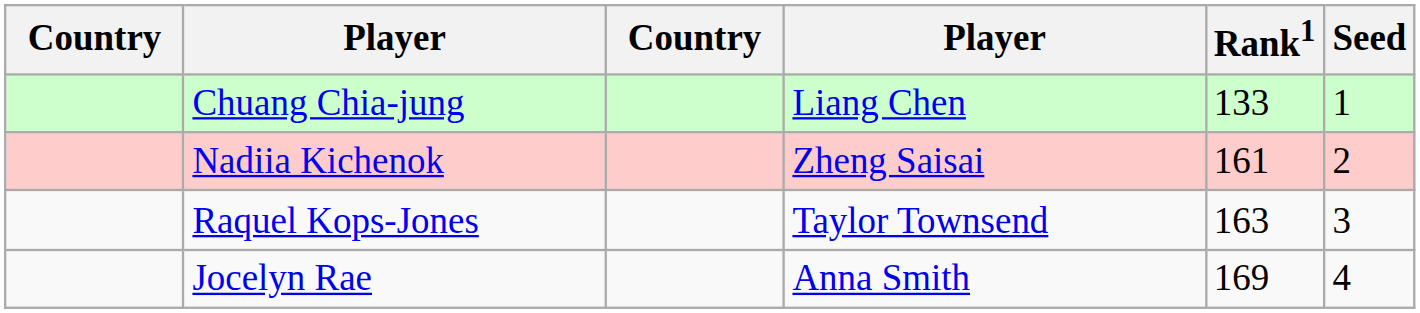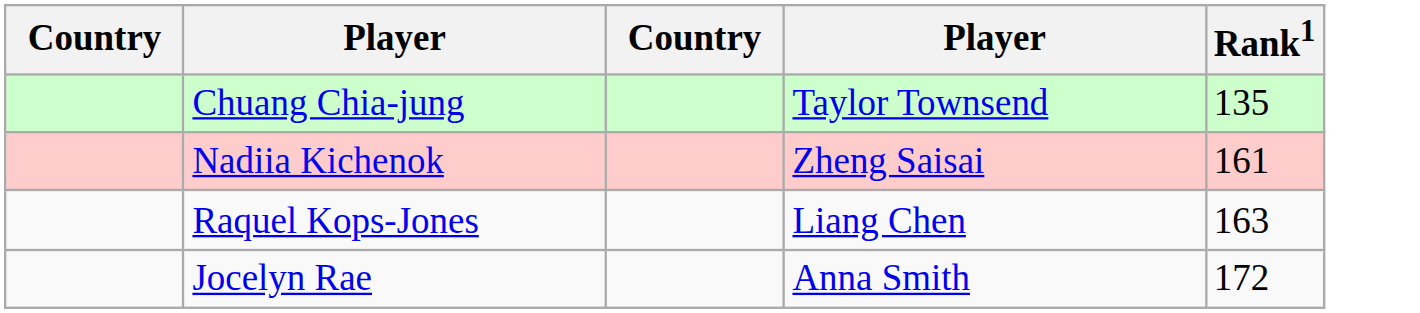- column: (1369, 38)
(879, 102) Liang Chen -> (920, 102) Taylor Townsend
(1241, 102) 133 -> (1241, 102) 135
(920, 219) Taylor Townsend -> (879, 219) Liang Chen
(1241, 278) 169 -> (1241, 278) 172
